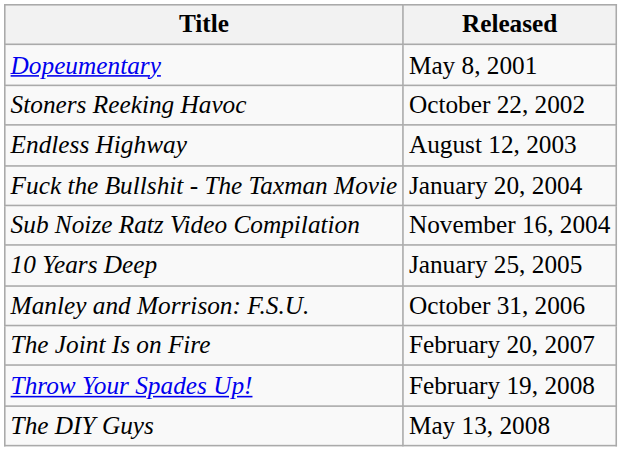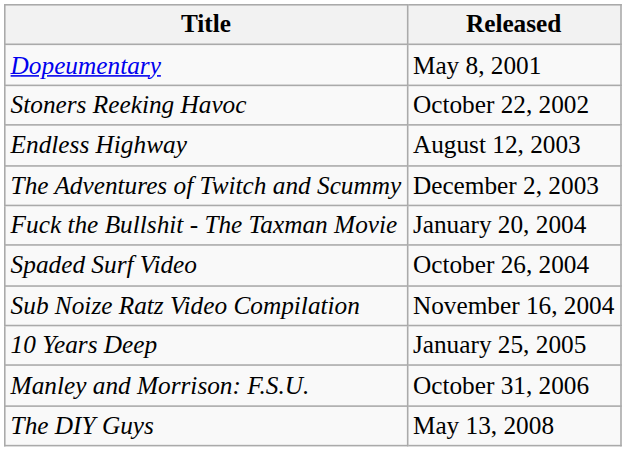+ row: (206, 184)
+ row: (104, 265)
- row: (111, 345)
- row: (132, 385)
